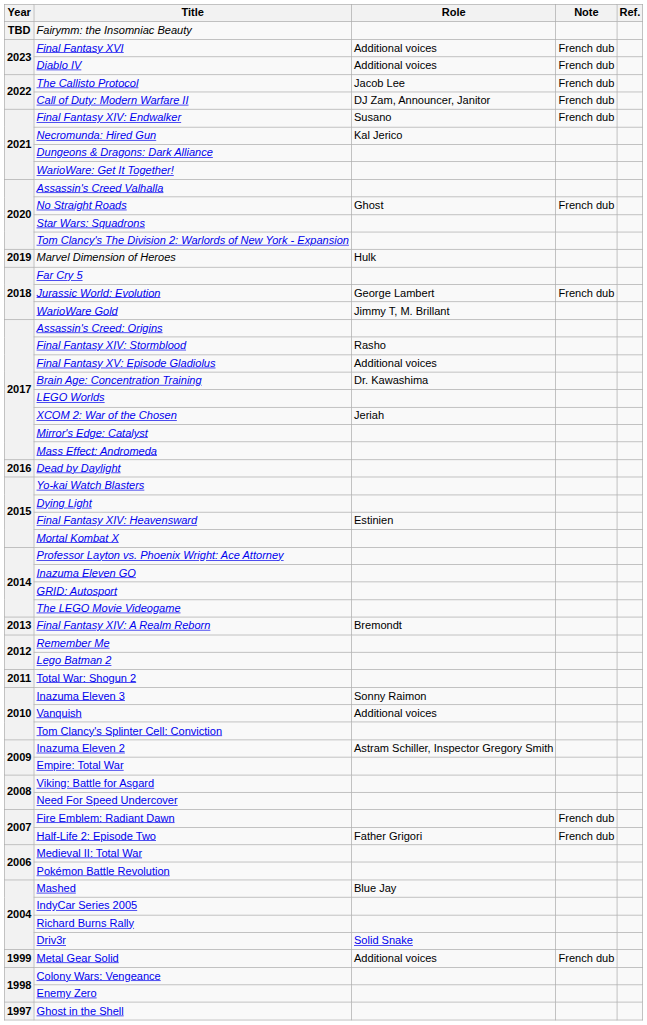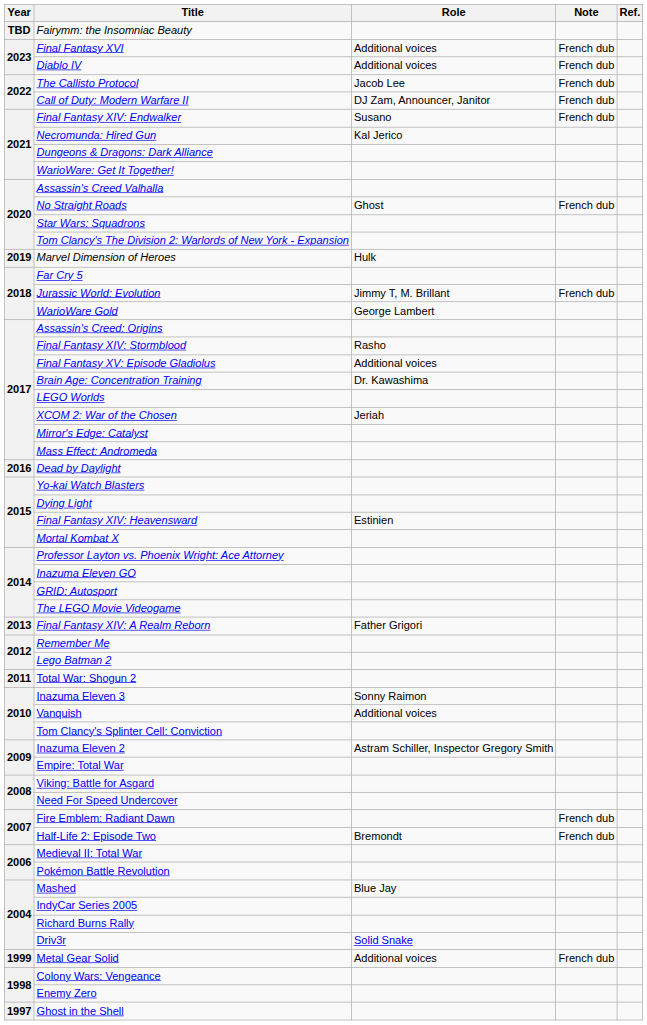(394, 293) George Lambert -> (402, 293) Jimmy T, M. Brillant
(402, 310) Jimmy T, M. Brillant -> (394, 310) George Lambert
(378, 626) Bremondt -> (388, 626) Father Grigori
(388, 836) Father Grigori -> (378, 836) Bremondt
